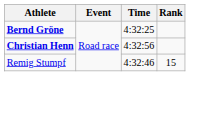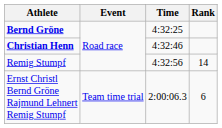(139, 46) 4:32:56 -> (167, 46) 4:32:46
(139, 63) 4:32:46 -> (167, 63) 4:32:56
(171, 63) 15 -> (203, 63) 14
+ row: (42, 97)
